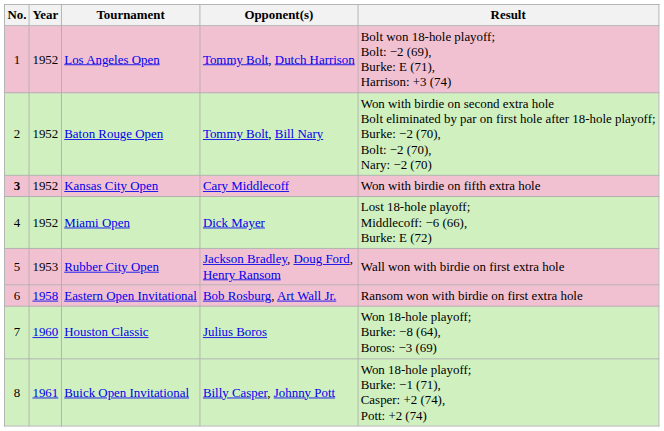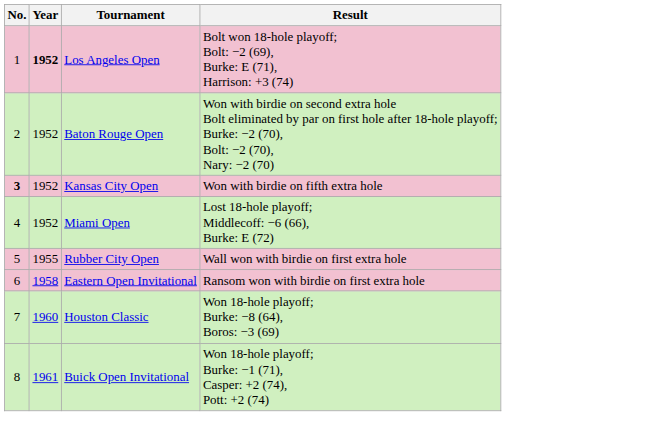- column: (279, 15)
(45, 59) normal -> (45, 59) bold
(45, 267) 1953 -> (45, 259) 1955
